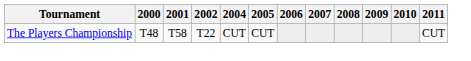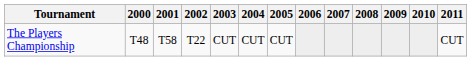+ column: (224, 14)
